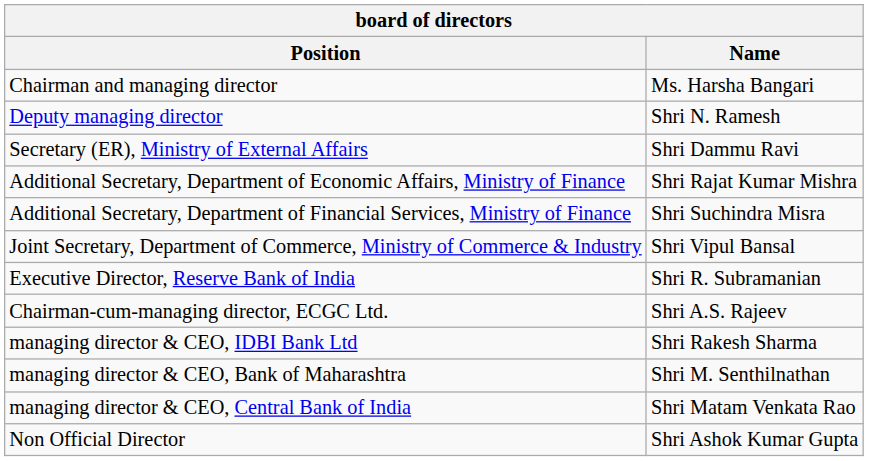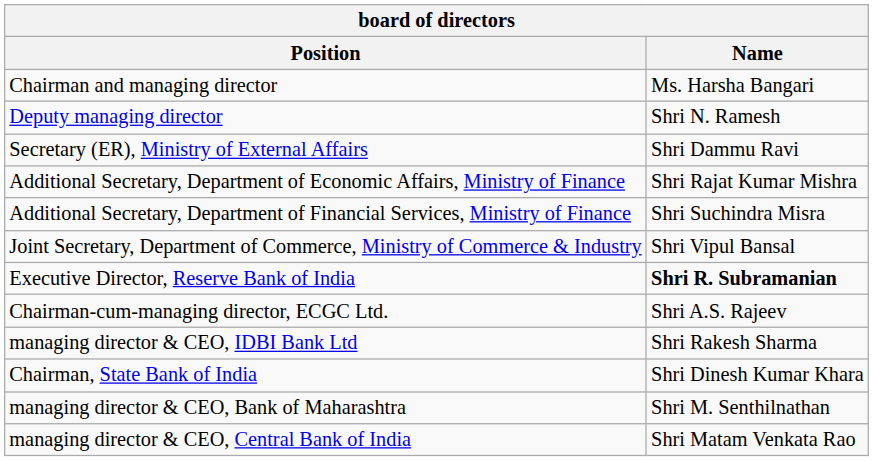(736, 278) normal -> (744, 278) bold
+ row: (133, 375)
- row: (97, 439)
